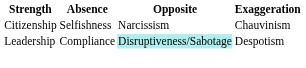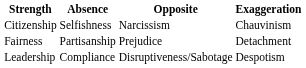+ row: (23, 41)
(175, 41) paleturquoise background -> (176, 57) no background
